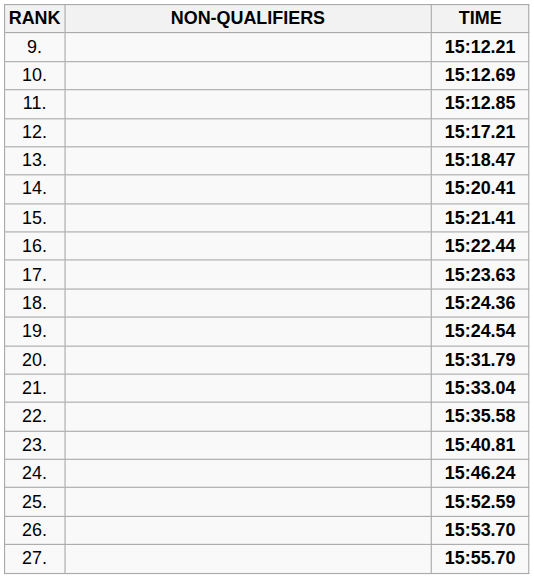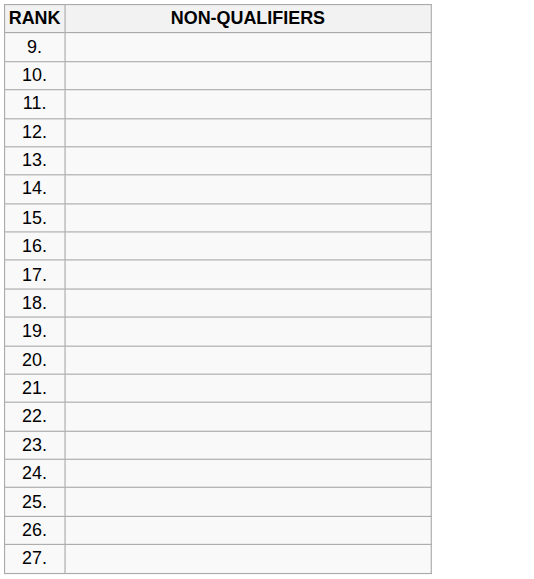- column: (480, 18)
